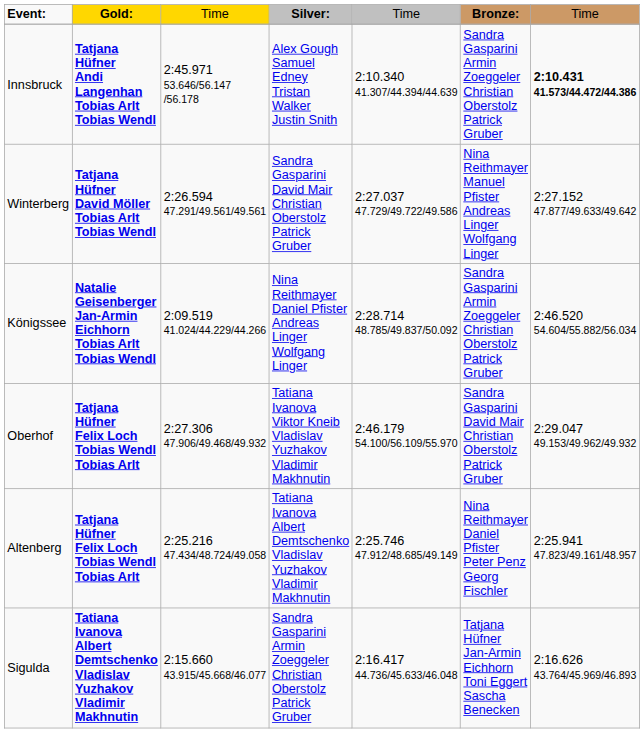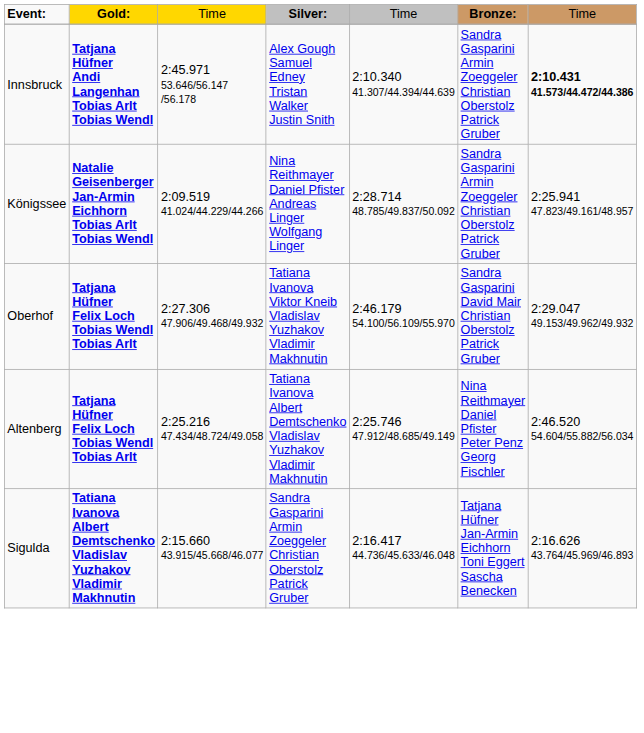- row: (38, 203)
(585, 323) 2:46.520 54.604/55.882/56.034 -> (582, 203) 2:25.941 47.823/49.161/48.957
(585, 548) 2:25.941 47.823/49.161/48.957 -> (582, 428) 2:46.520 54.604/55.882/56.034
